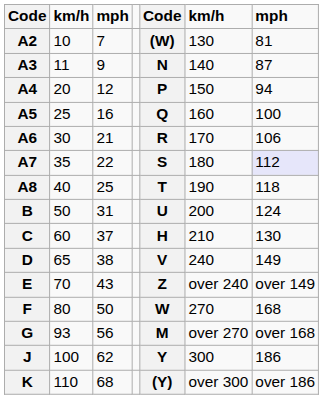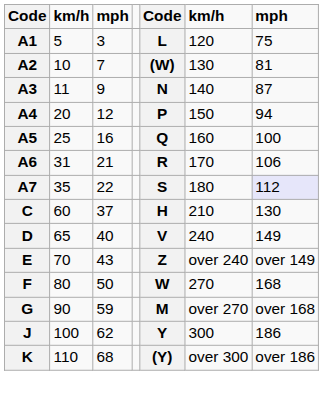+ row: (27, 41)
(62, 138) 30 -> (62, 162) 31
- row: (27, 187)
- row: (27, 211)
(105, 260) 38 -> (105, 235) 40
(62, 333) 93 -> (62, 308) 90
(105, 333) 56 -> (105, 308) 59
